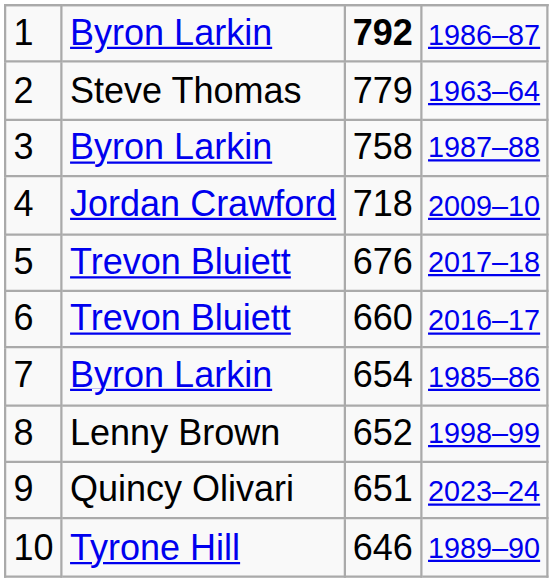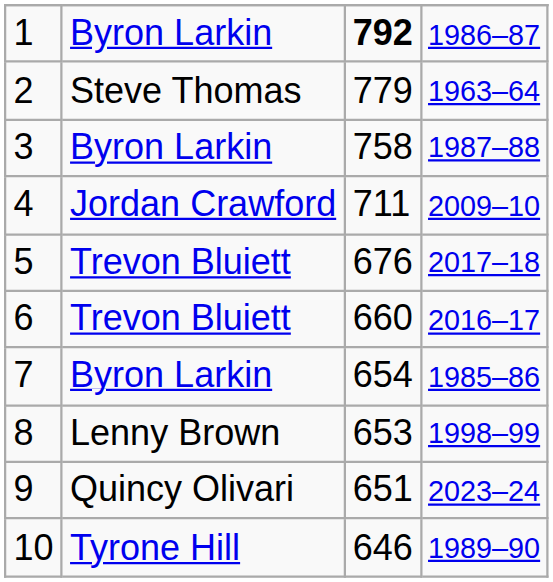(383, 204) 718 -> (381, 204) 711
(383, 432) 652 -> (383, 432) 653
